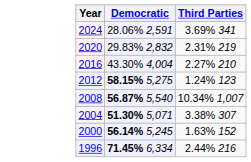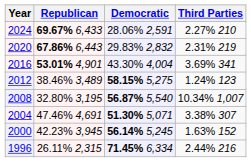+ column: (69, 13)
(211, 30) 3.69% 341 -> (211, 30) 2.27% 210
(211, 64) 2.27% 210 -> (211, 64) 3.69% 341
